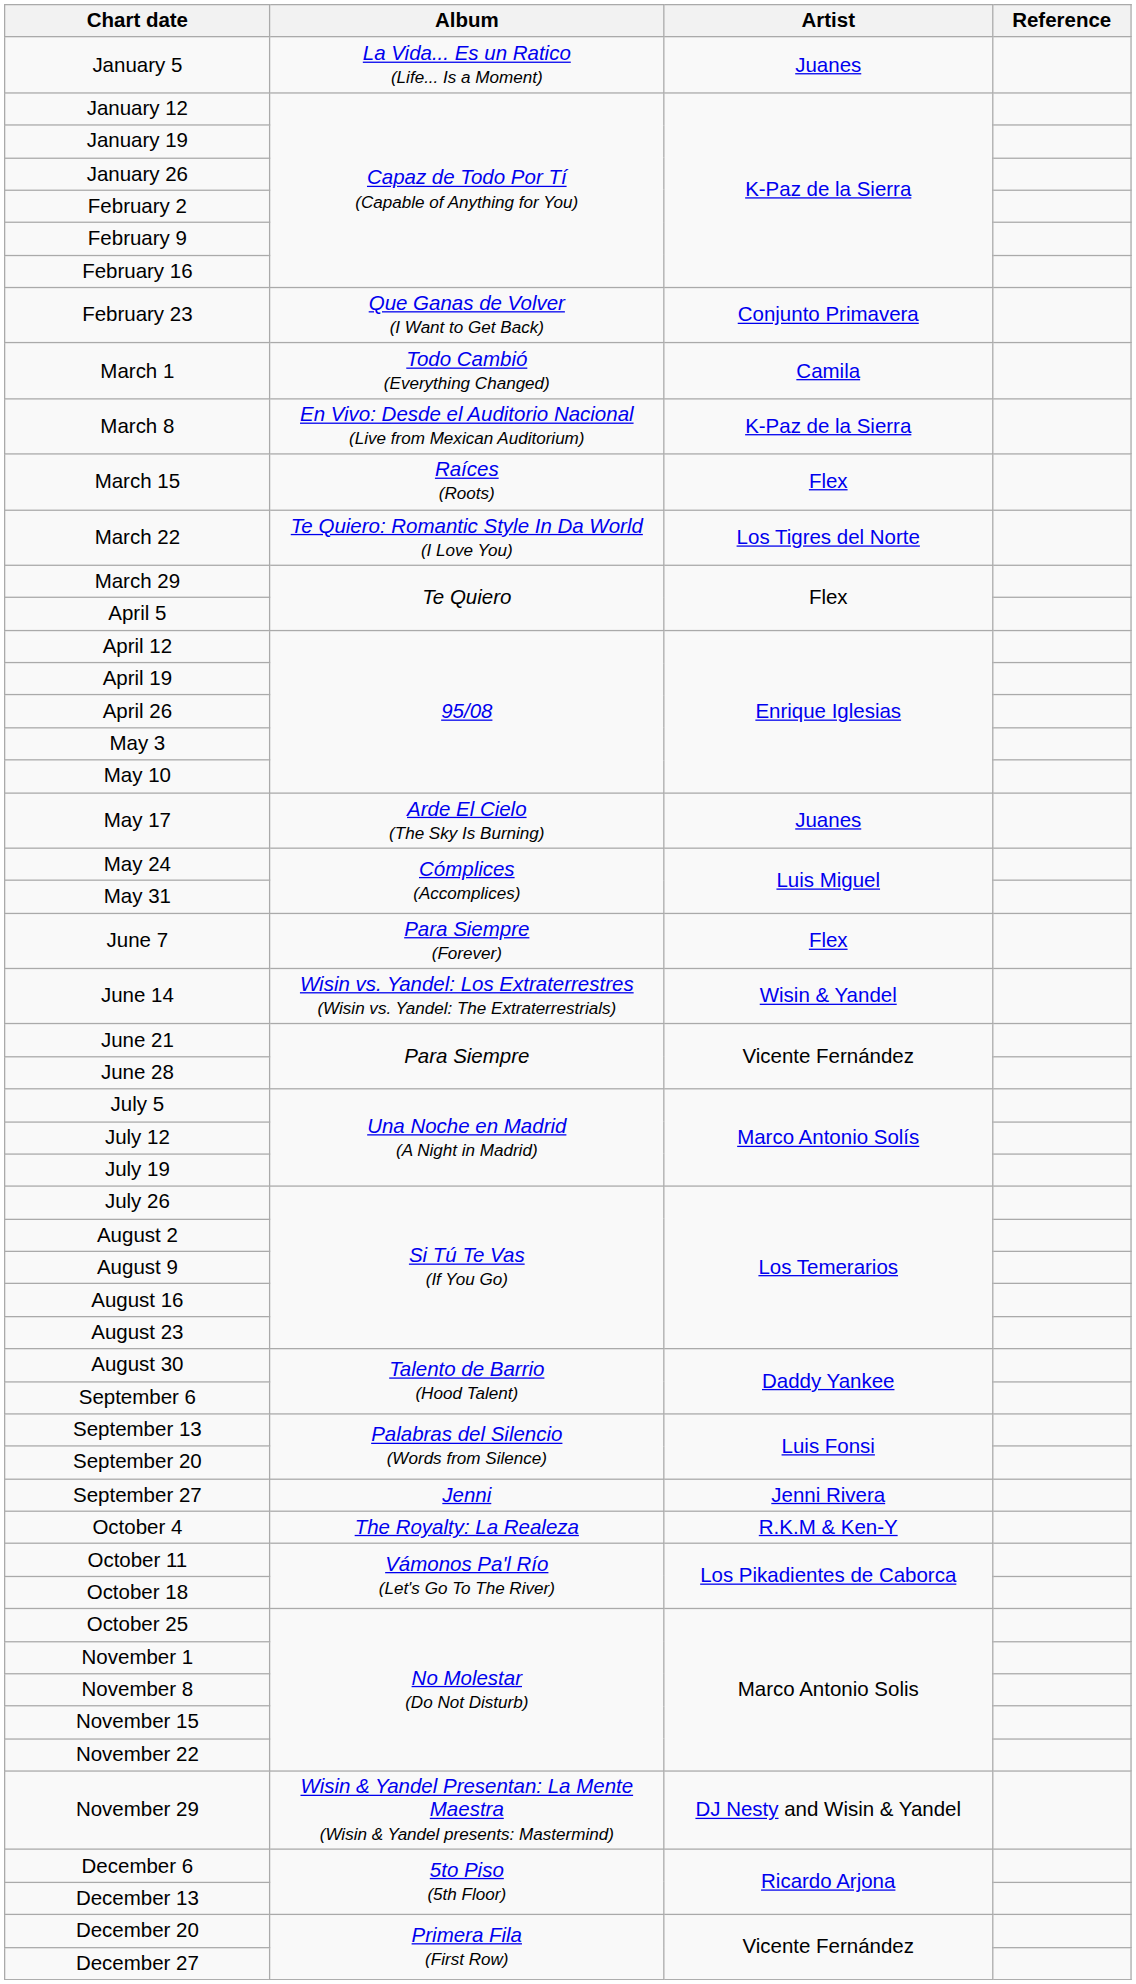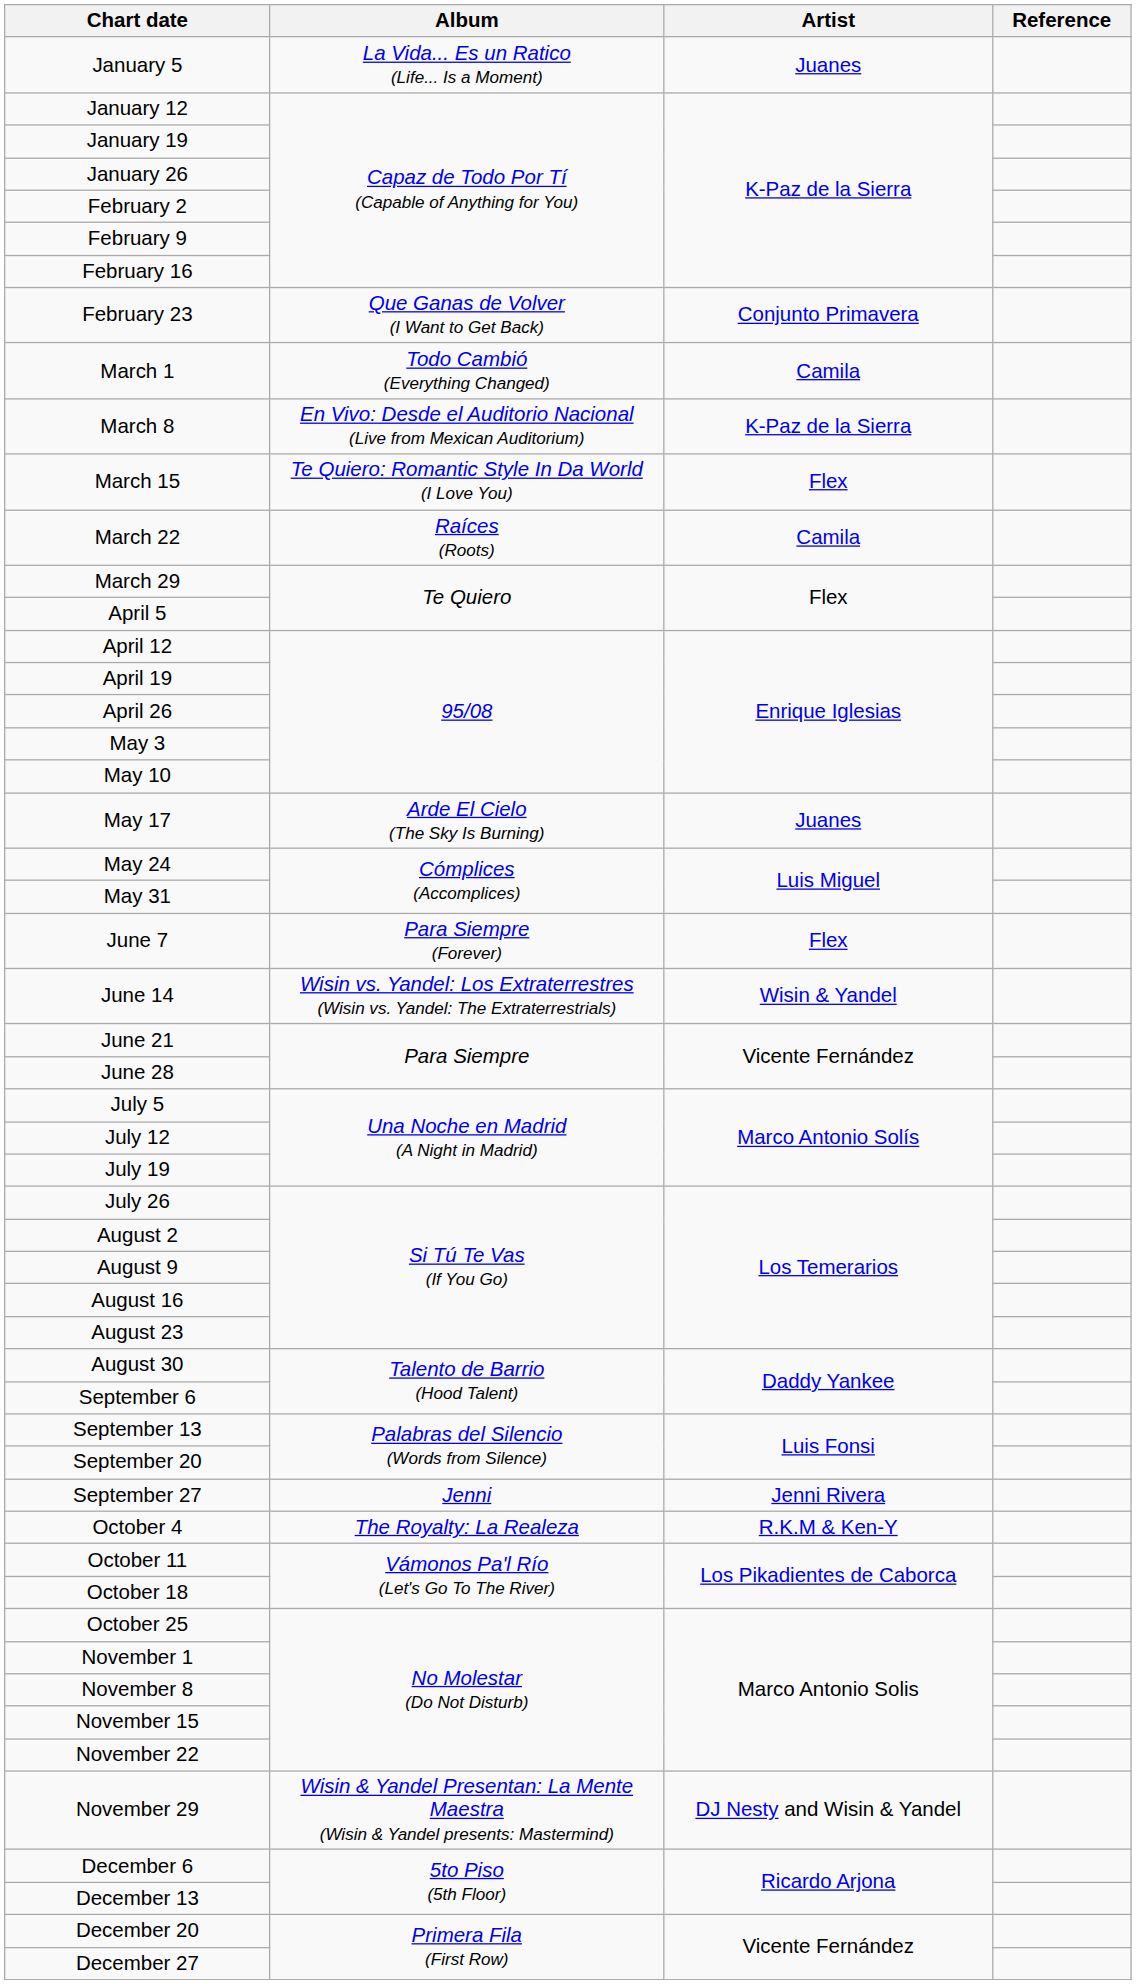(467, 481) Raíces (Roots) -> (467, 481) Te Quiero: Romantic Style In Da World (I Love You)
(467, 537) Te Quiero: Romantic Style In Da World (I Love You) -> (467, 537) Raíces (Roots)
(828, 537) Los Tigres del Norte -> (828, 537) Camila
